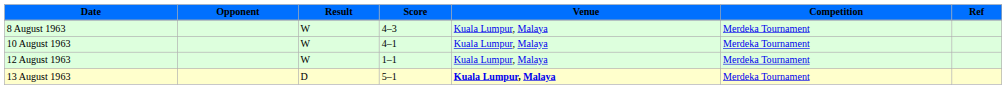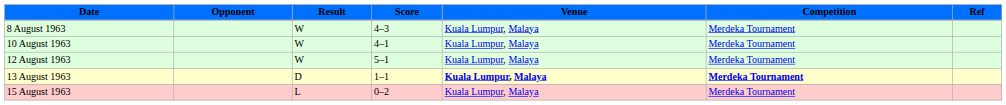(389, 60) 1–1 -> (382, 60) 5–1
(389, 76) 5–1 -> (382, 76) 1–1
(766, 76) normal -> (756, 76) bold
+ row: (39, 92)
